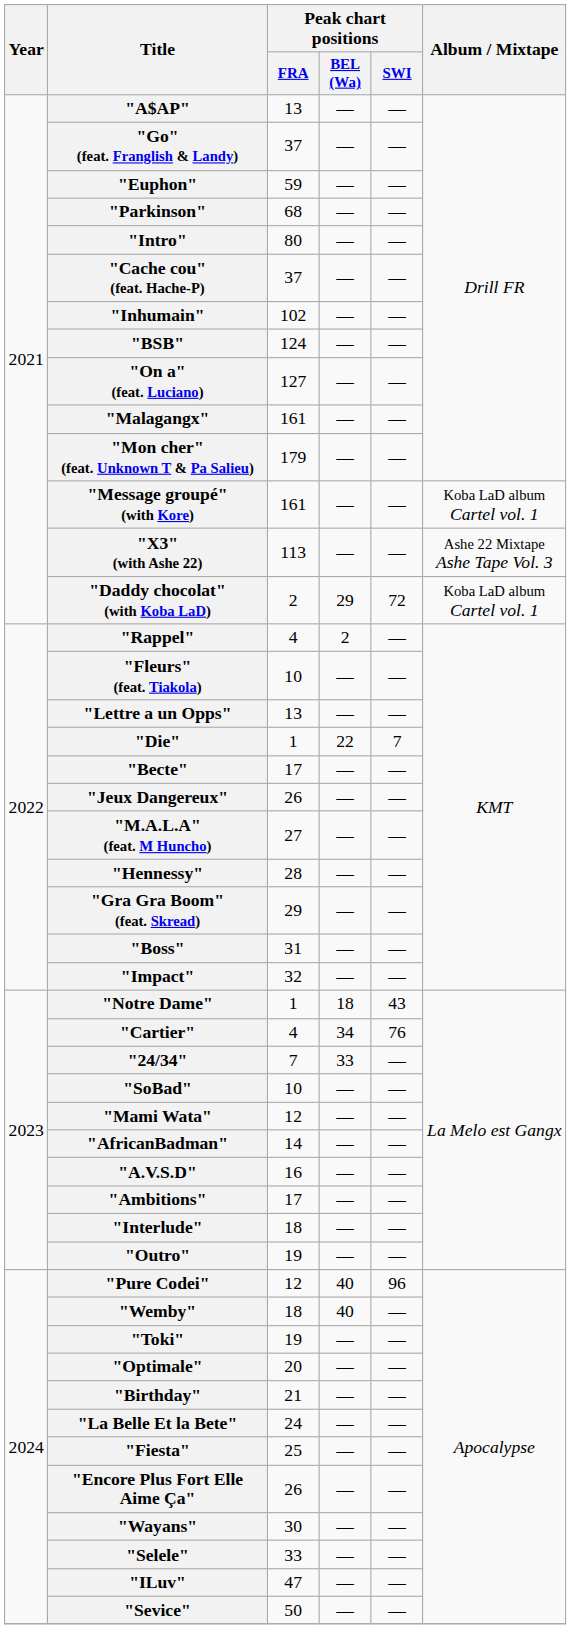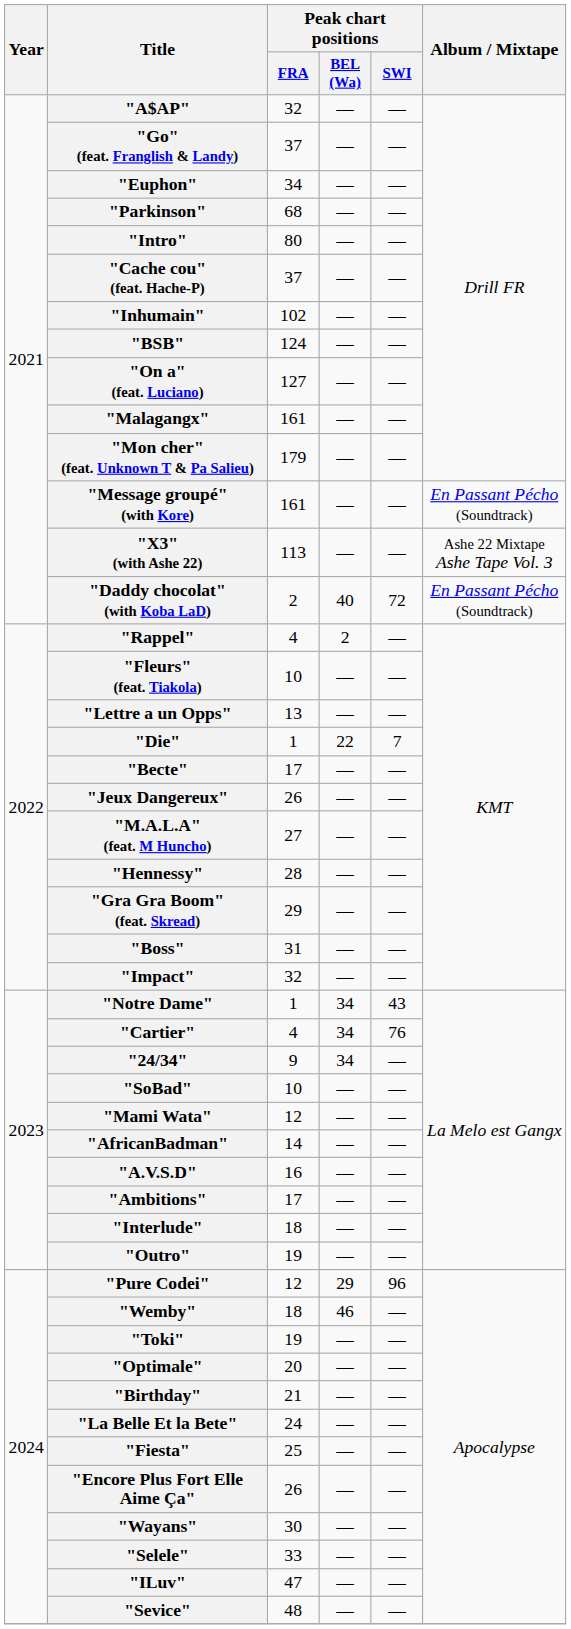(293, 108) 13 -> (293, 108) 32
(293, 184) 59 -> (293, 184) 34
(494, 505) Koba LaD album Cartel vol. 1 -> (494, 504) En Passant Pécho (Soundtrack)
(345, 600) 29 -> (345, 600) 40
(494, 601) Koba LaD album Cartel vol. 1 -> (494, 600) En Passant Pécho (Soundtrack)
(345, 1004) 18 -> (345, 1004) 34
(293, 1060) 7 -> (293, 1060) 9
(345, 1060) 33 -> (345, 1060) 34
(345, 1283) 40 -> (345, 1283) 29
(345, 1311) 40 -> (345, 1311) 46
(293, 1610) 50 -> (293, 1610) 48
